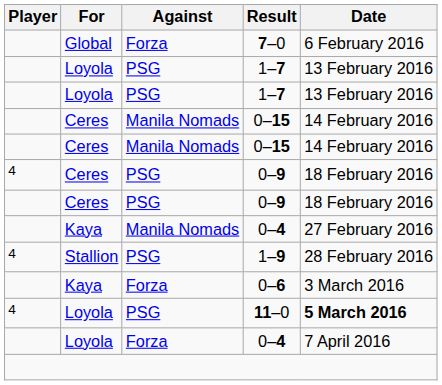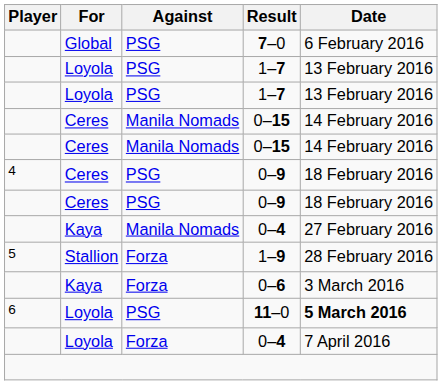(147, 43) Forza -> (143, 43) PSG
(12, 253) 4 -> (12, 253) 5
(143, 256) PSG -> (147, 256) Forza
(12, 309) 4 -> (12, 309) 6
